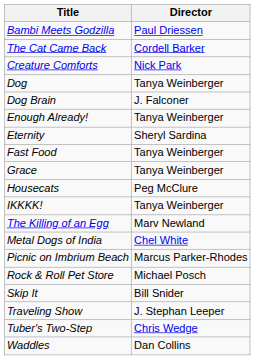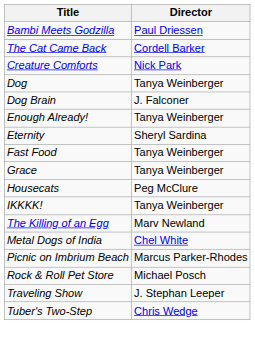- row: (22, 293)
- row: (28, 345)
